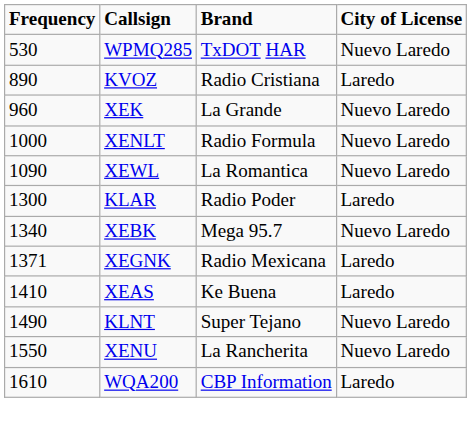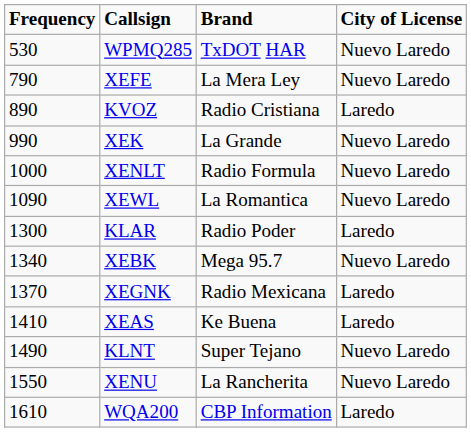+ row: (128, 79)
(23, 110) 960 -> (23, 140) 990
(28, 261) 1371 -> (28, 291) 1370
